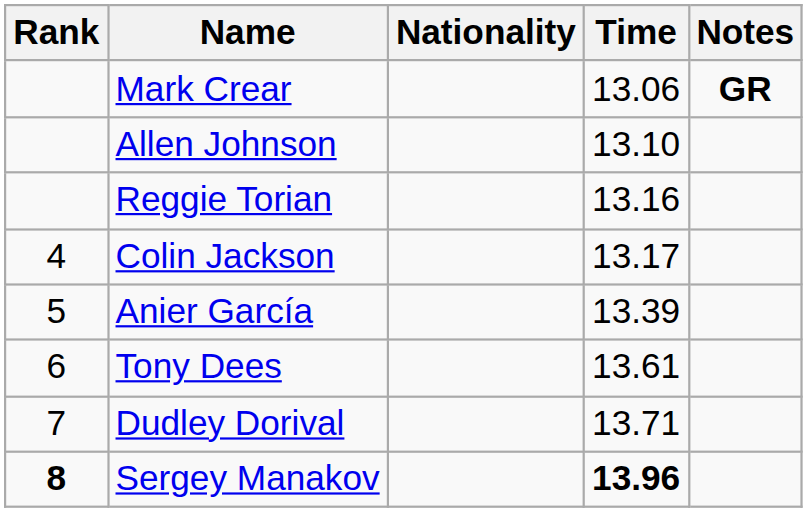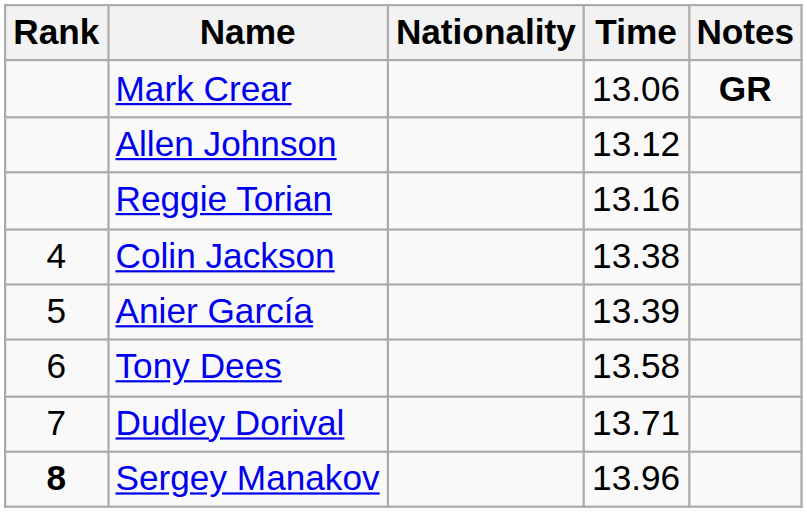(636, 144) 13.10 -> (636, 144) 13.12
(636, 255) 13.17 -> (636, 255) 13.38
(636, 367) 13.61 -> (636, 367) 13.58
(636, 479) bold -> (636, 479) normal
